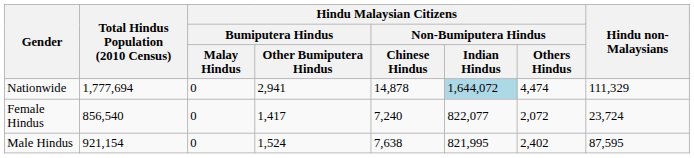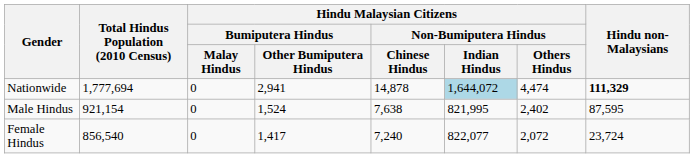(609, 88) normal -> (609, 88) bold
rows swapped: (40, 143) <-> (26, 116)
